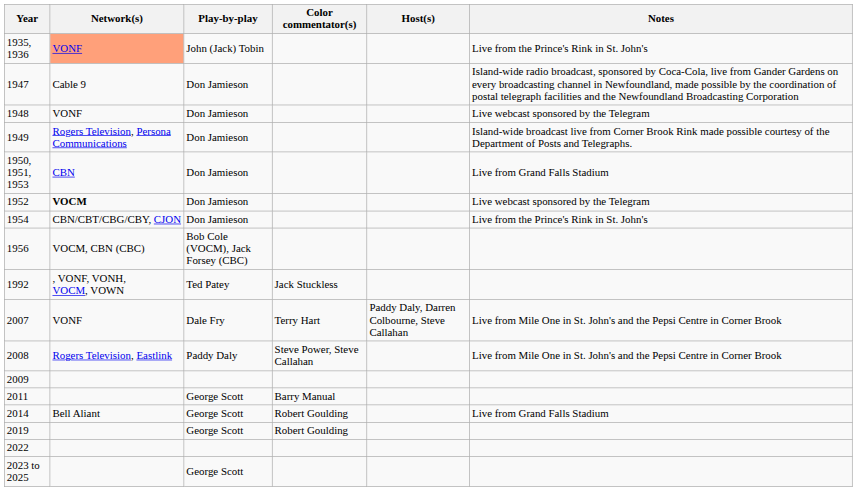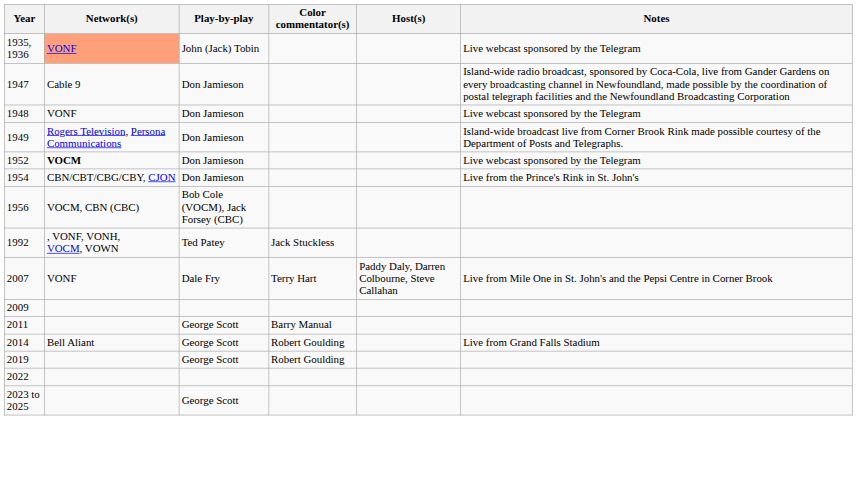(560, 48) Live from the Prince's Rink in St. John's -> (552, 48) Live webcast sponsored by the Telegram
- row: (19, 172)
- row: (18, 355)
